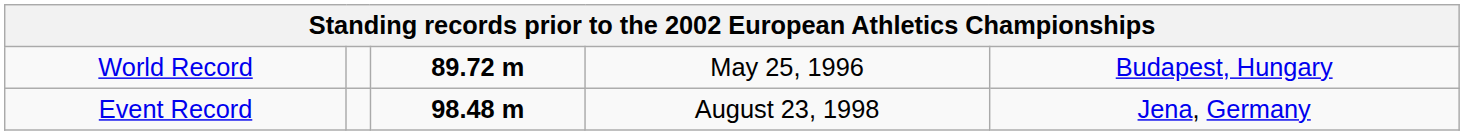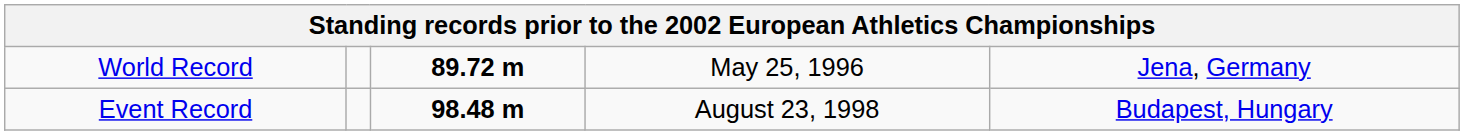(1224, 66) Budapest, Hungary -> (1224, 66) Jena, Germany
(1224, 108) Jena, Germany -> (1224, 108) Budapest, Hungary
